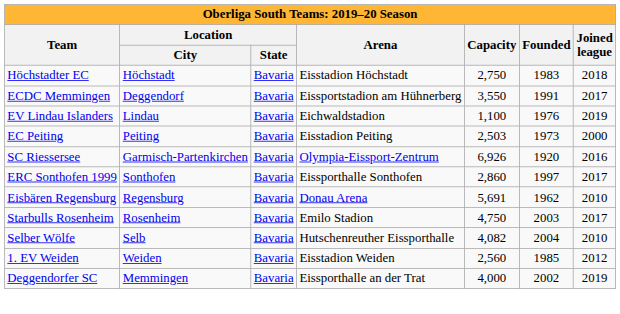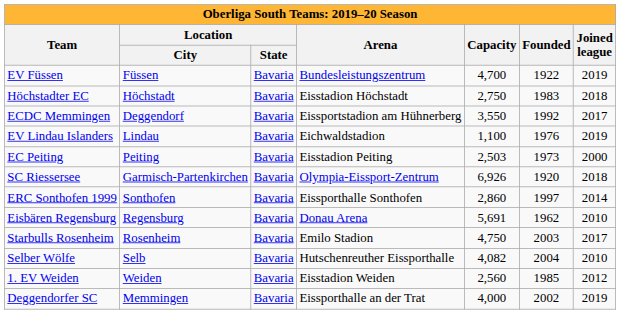+ row: (35, 75)
(546, 95) 1991 -> (546, 116) 1992
(595, 156) 2016 -> (595, 177) 2018
(595, 177) 2017 -> (595, 197) 2014
